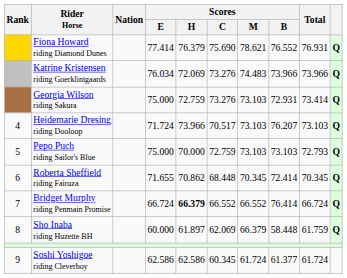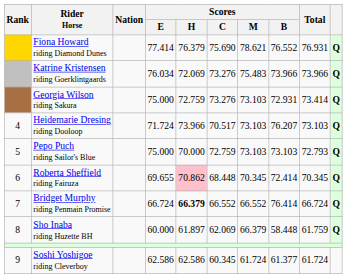(253, 73) 74.483 -> (253, 73) 75.483
(161, 178) 71.655 -> (161, 178) 69.655
(192, 178) no background -> (192, 178) pink background
